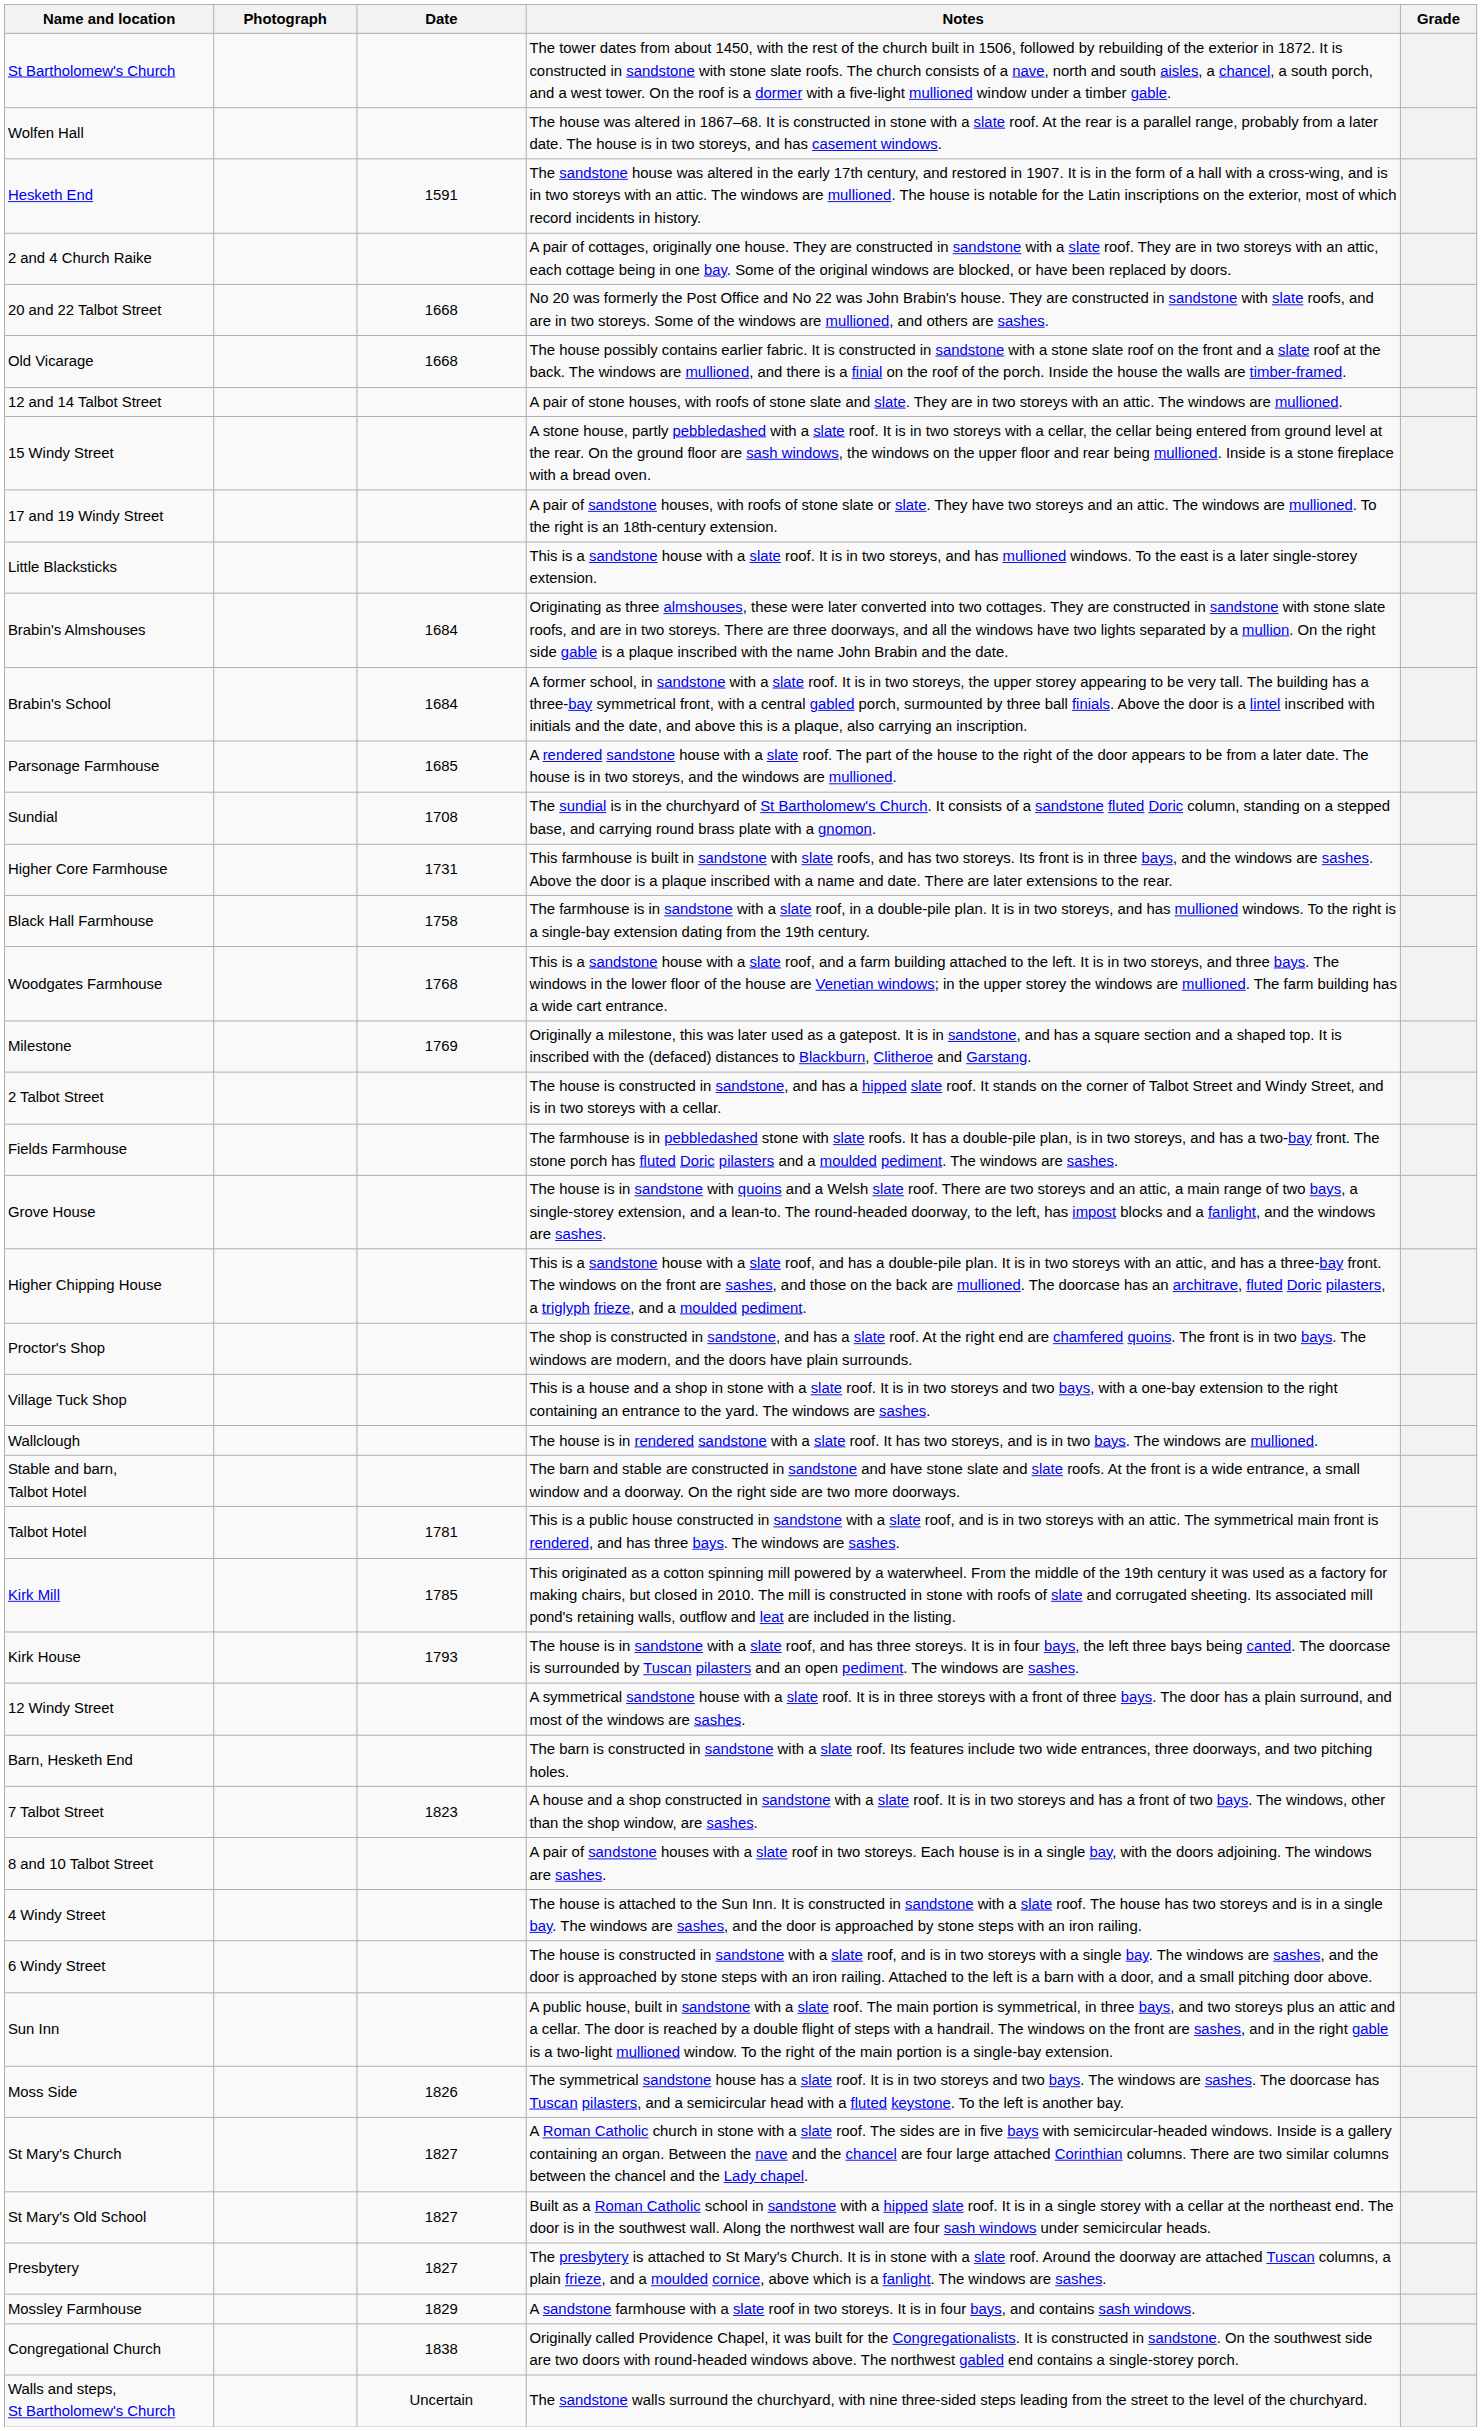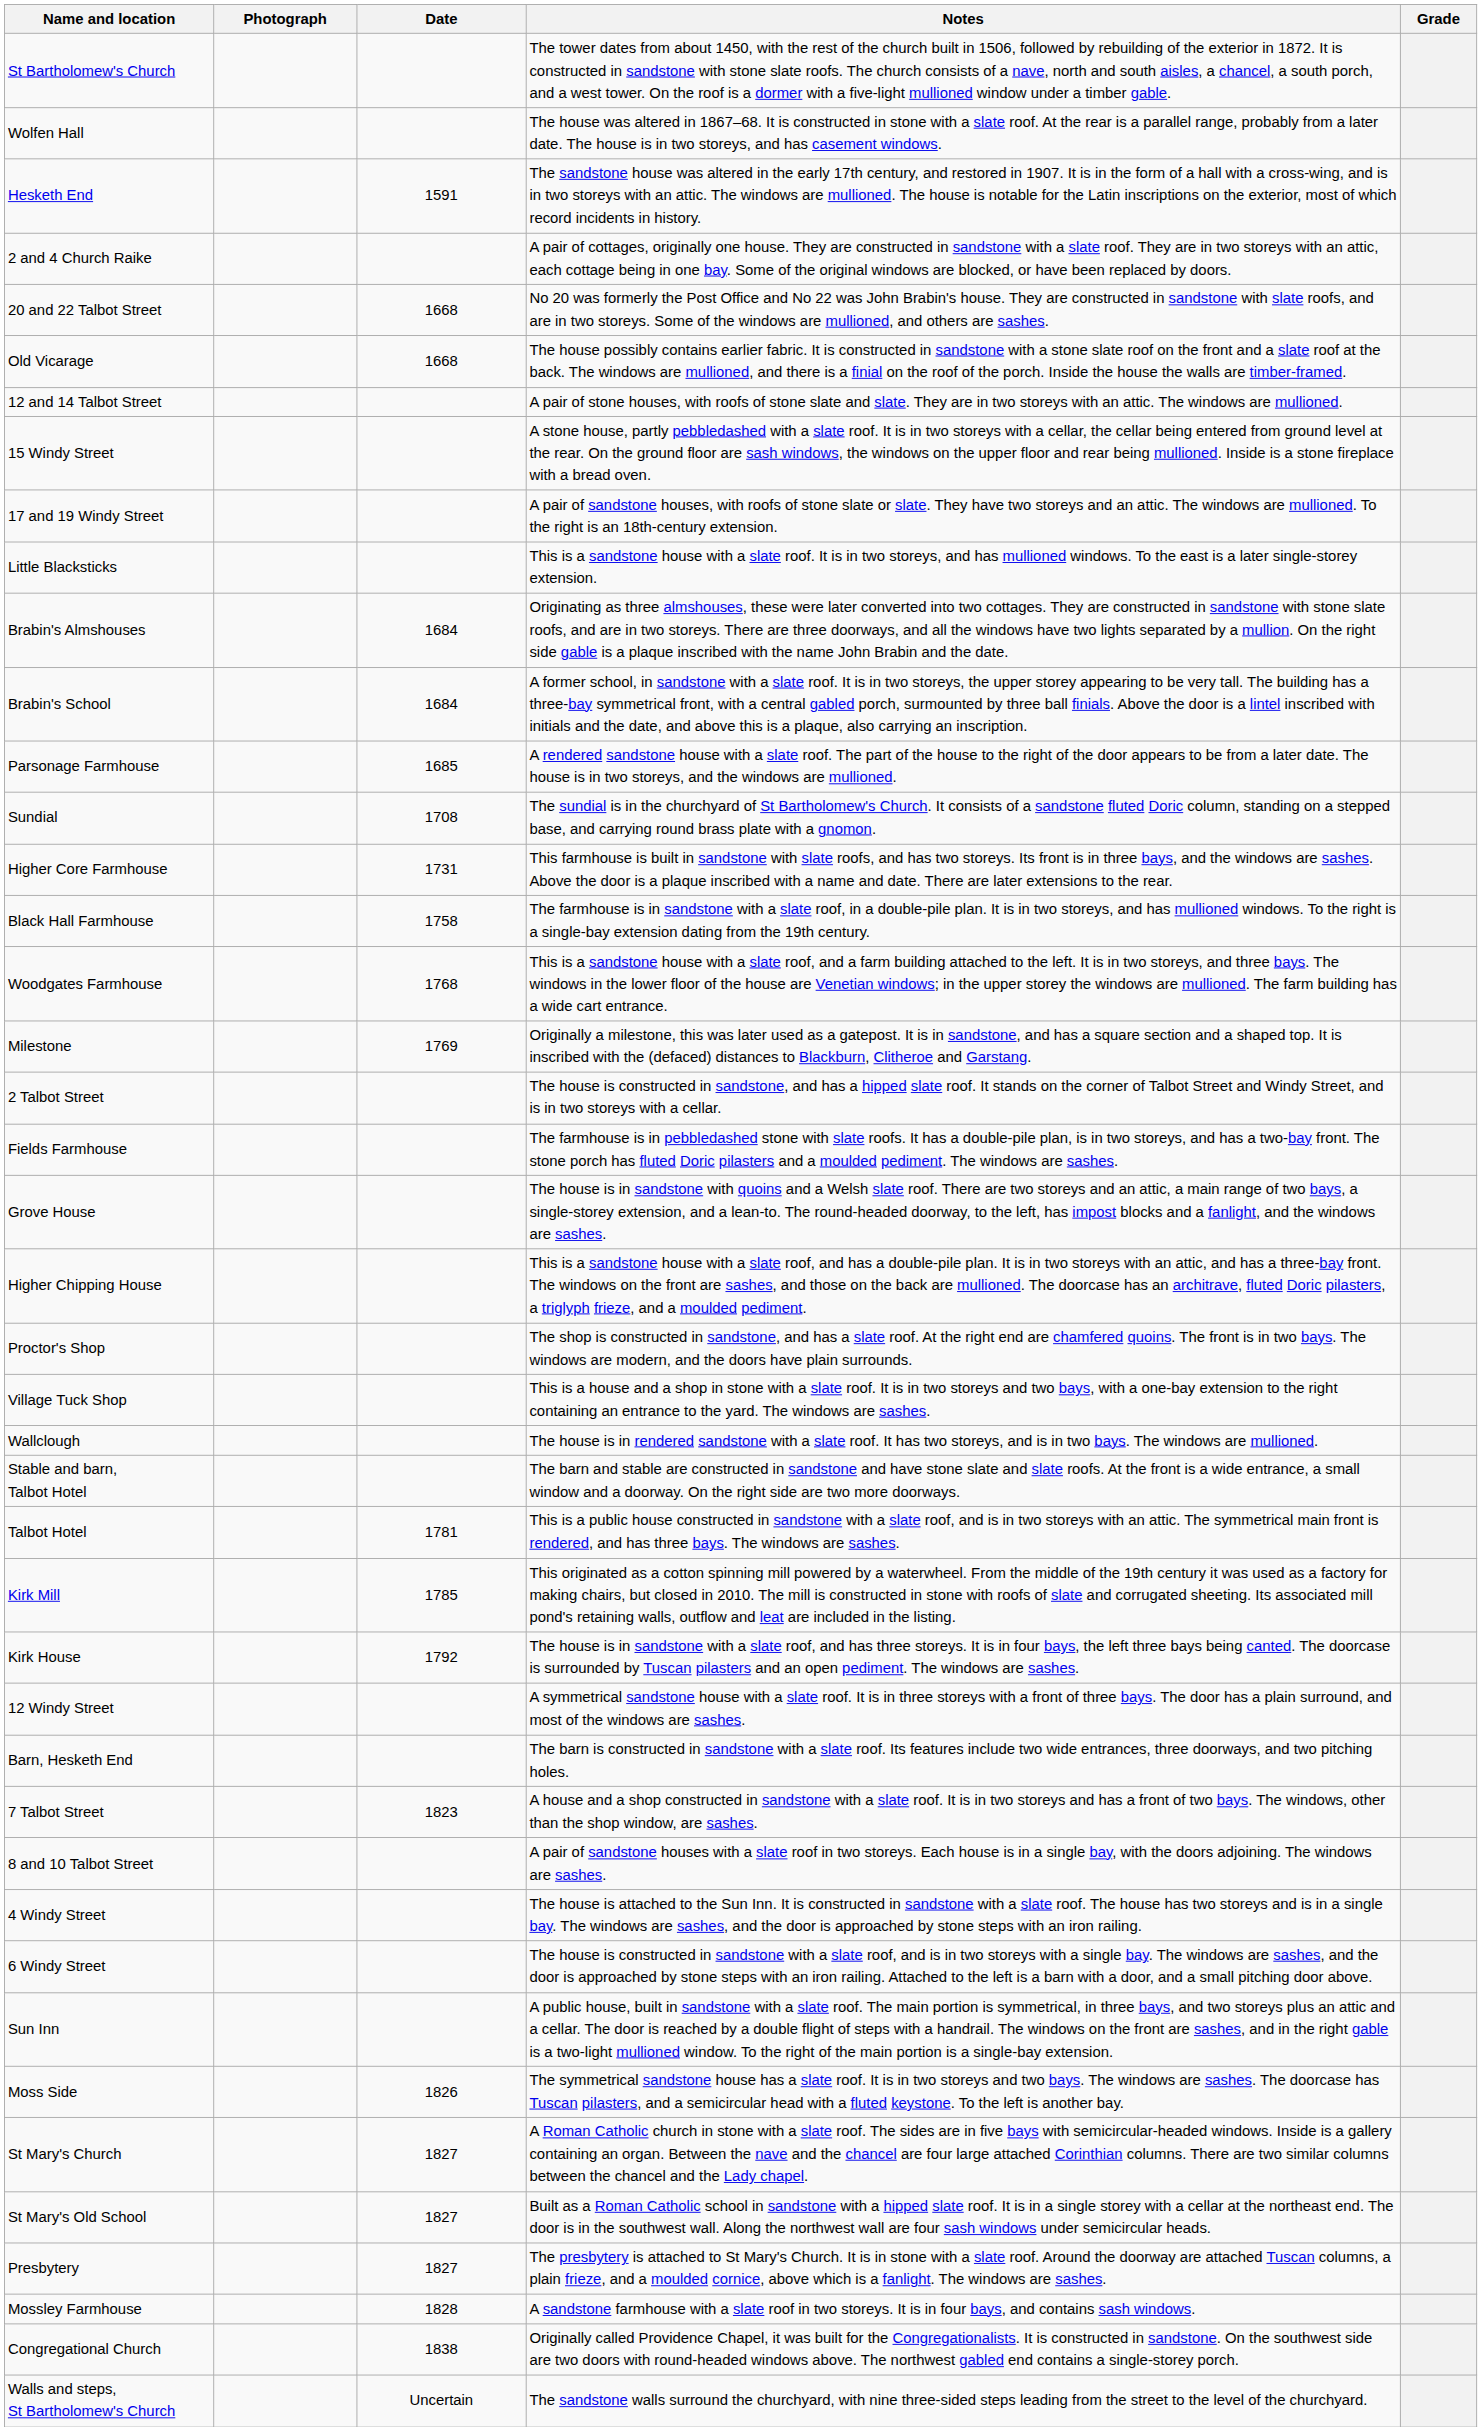(441, 1657) 1793 -> (441, 1657) 1792
(441, 2309) 1829 -> (441, 2309) 1828
